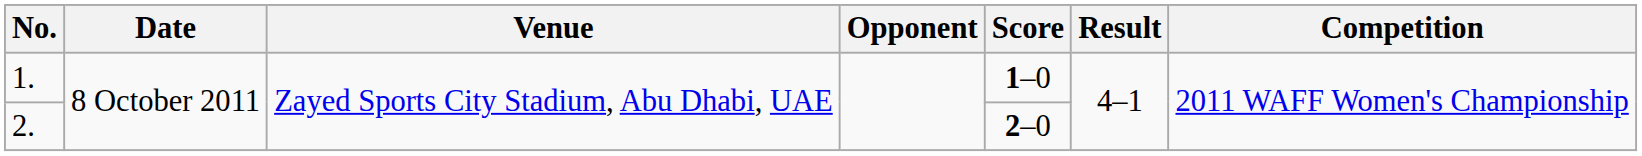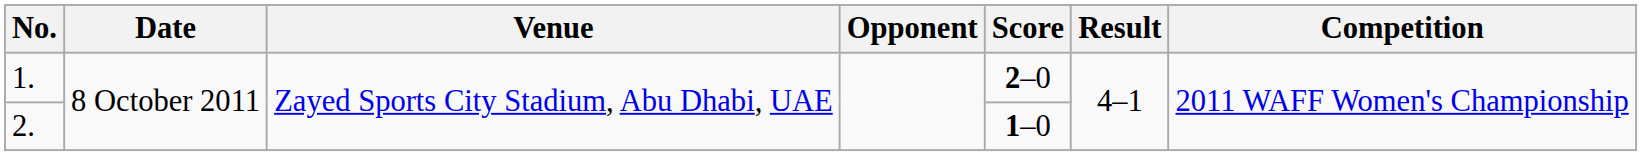(1028, 77) 1–0 -> (1028, 77) 2–0
(1028, 125) 2–0 -> (1028, 125) 1–0
